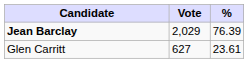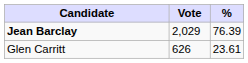(181, 49) 627 -> (181, 49) 626
